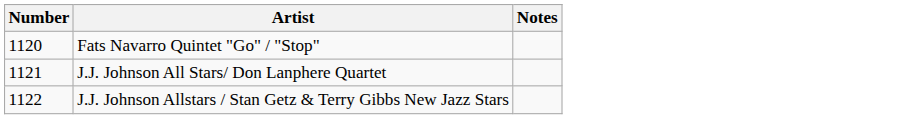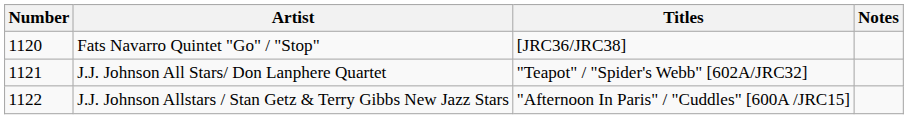+ column: (683, 18)
